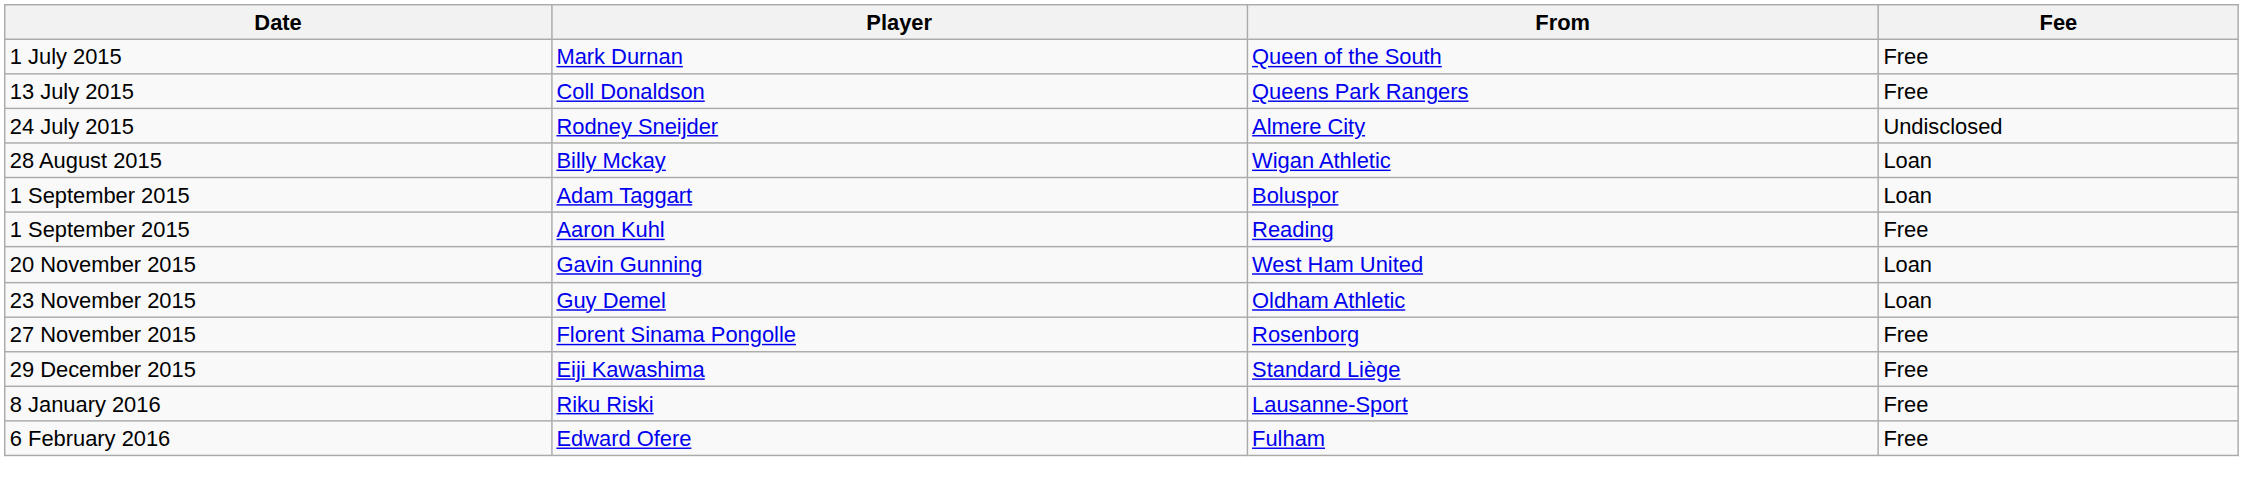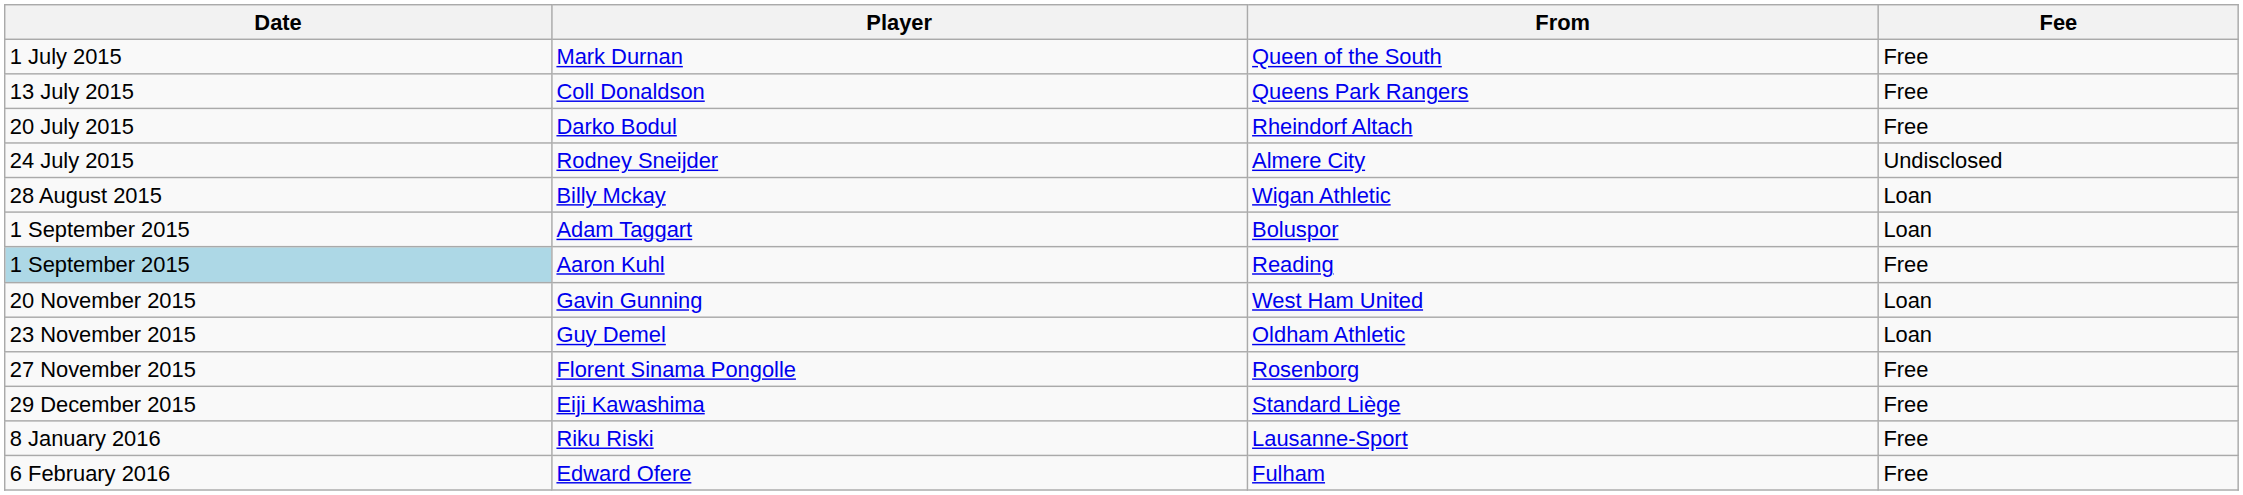+ row: (617, 126)
(100, 230) no background -> (100, 265) lightblue background
